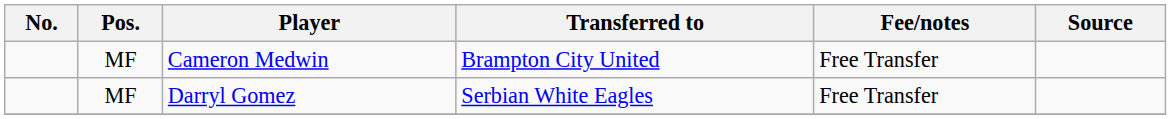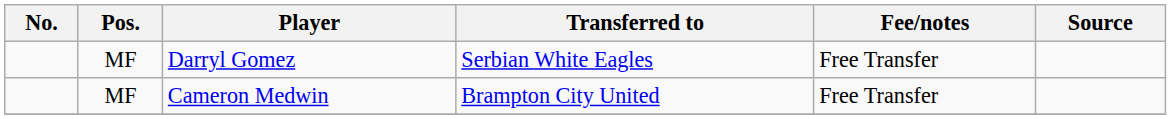rows swapped: (232, 96) <-> (248, 59)
